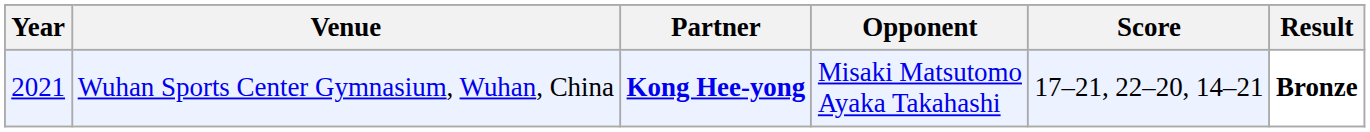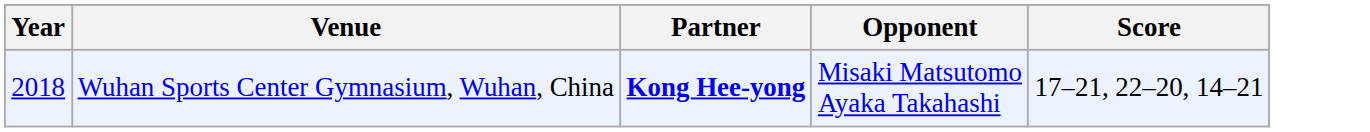- column: (1317, 27)
(38, 87) 2021 -> (38, 87) 2018
